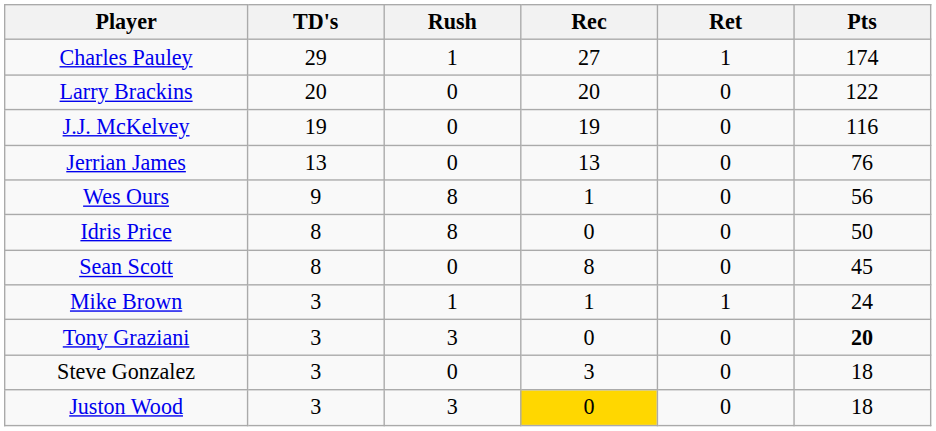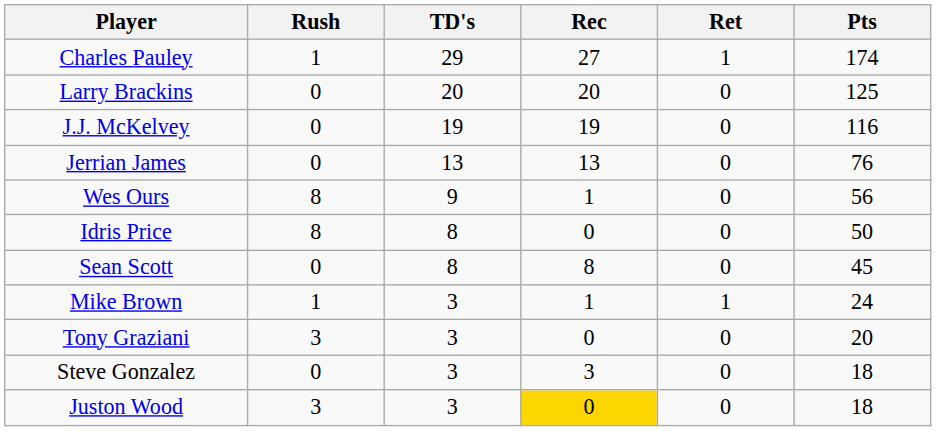columns swapped: (316, 22) <-> (452, 22)
(862, 92) 122 -> (862, 92) 125
(862, 337) bold -> (862, 337) normal
